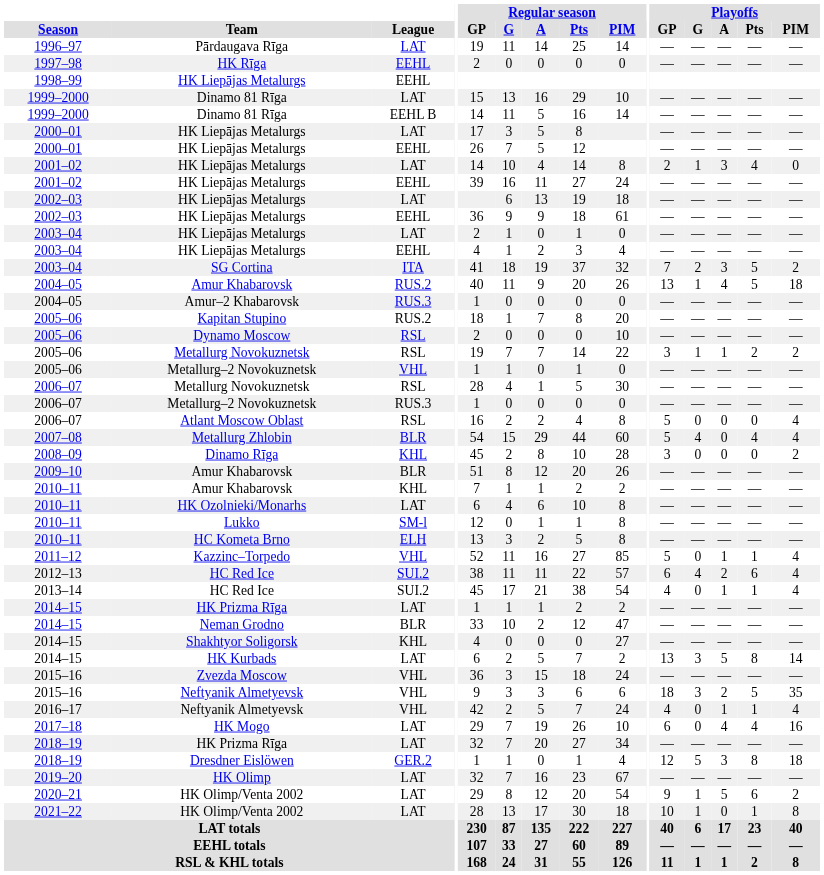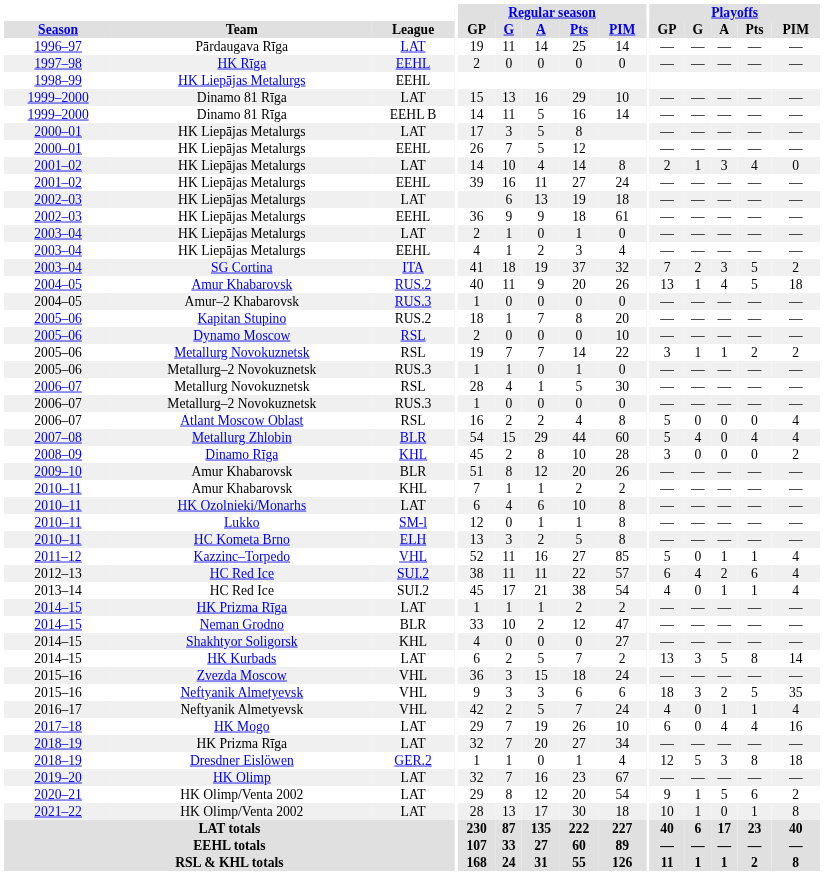(413, 369) VHL -> (413, 369) RUS.3
